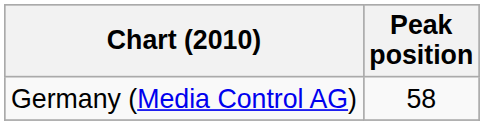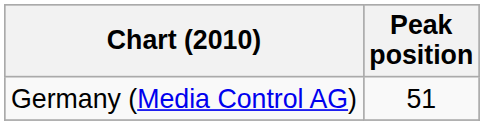(421, 98) 58 -> (421, 98) 51
